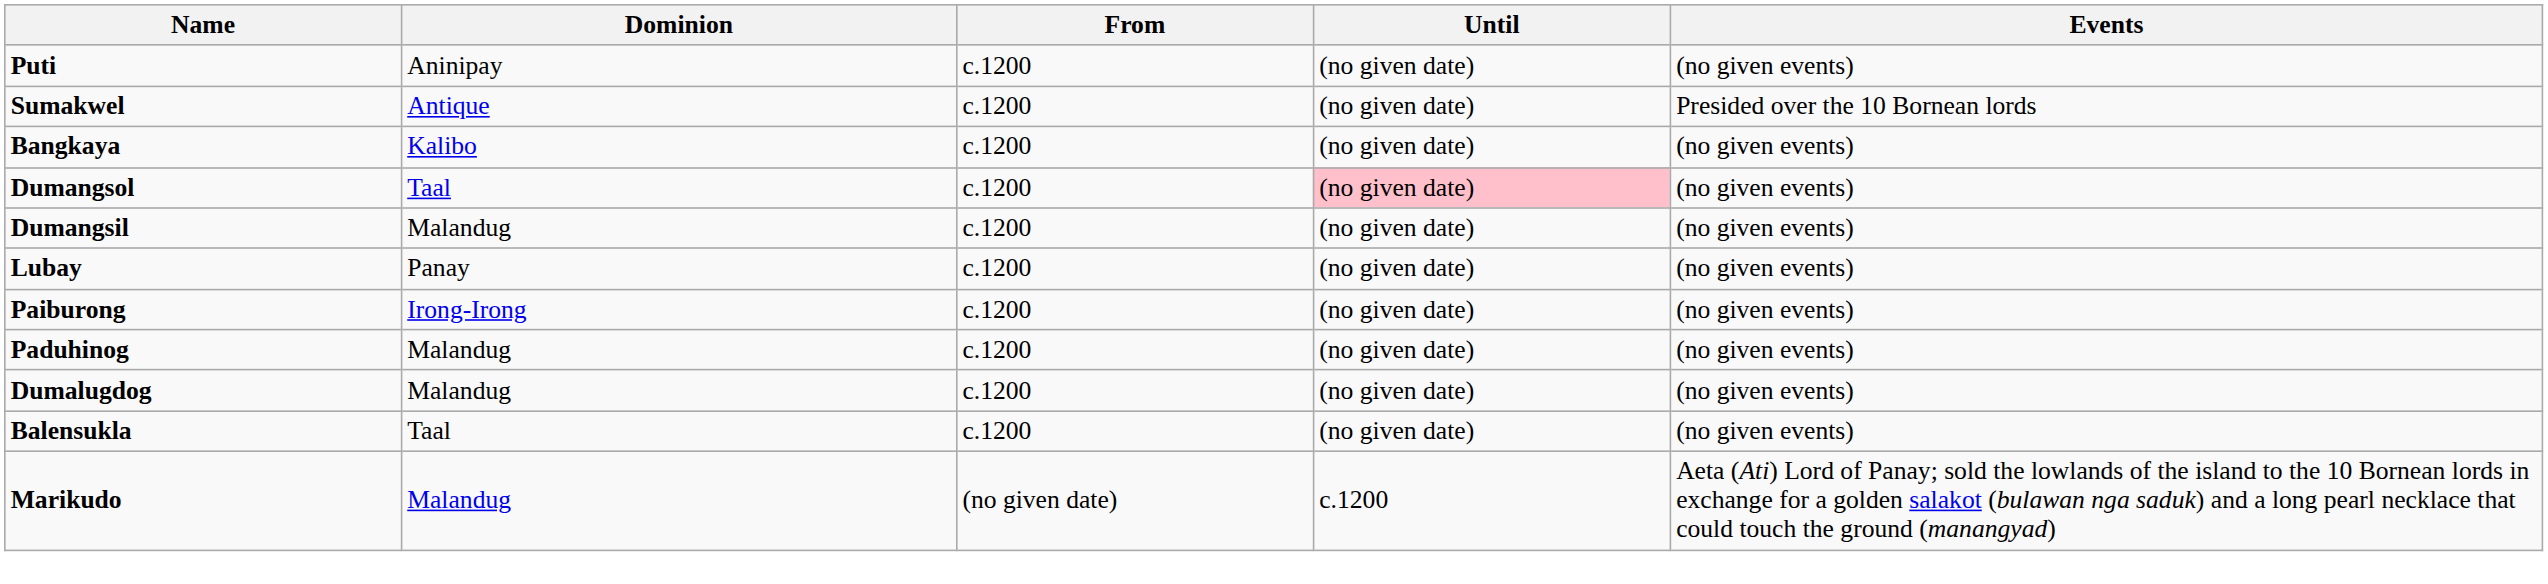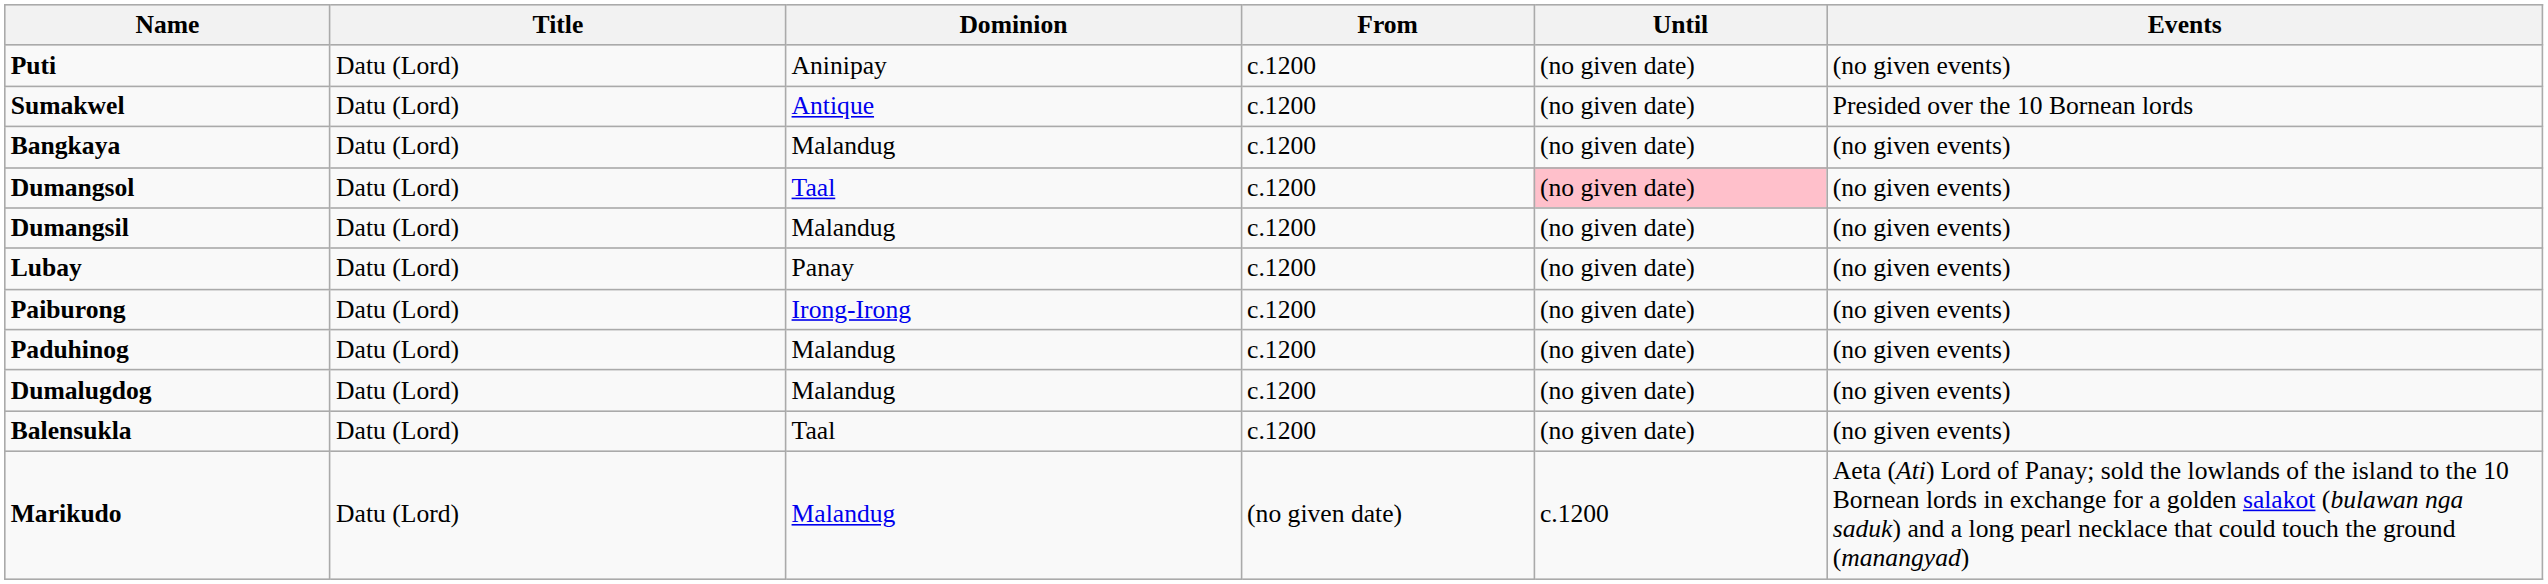+ column: (558, 24)
(442, 146) Kalibo -> (843, 146) Malandug
